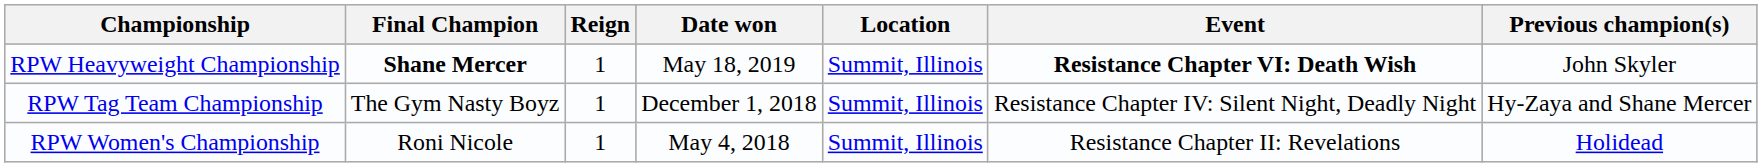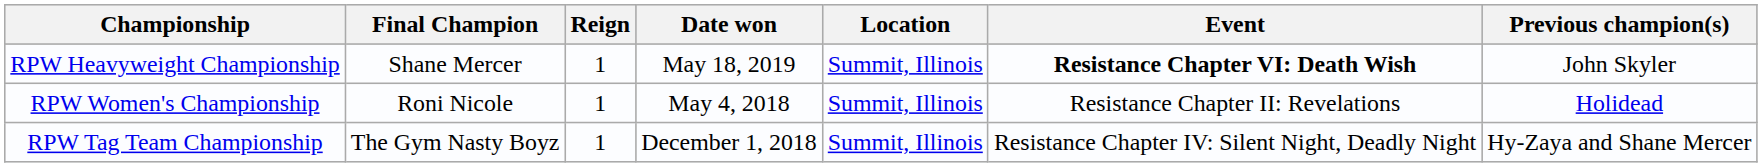(455, 63) bold -> (455, 63) normal
rows swapped: (175, 103) <-> (175, 142)
